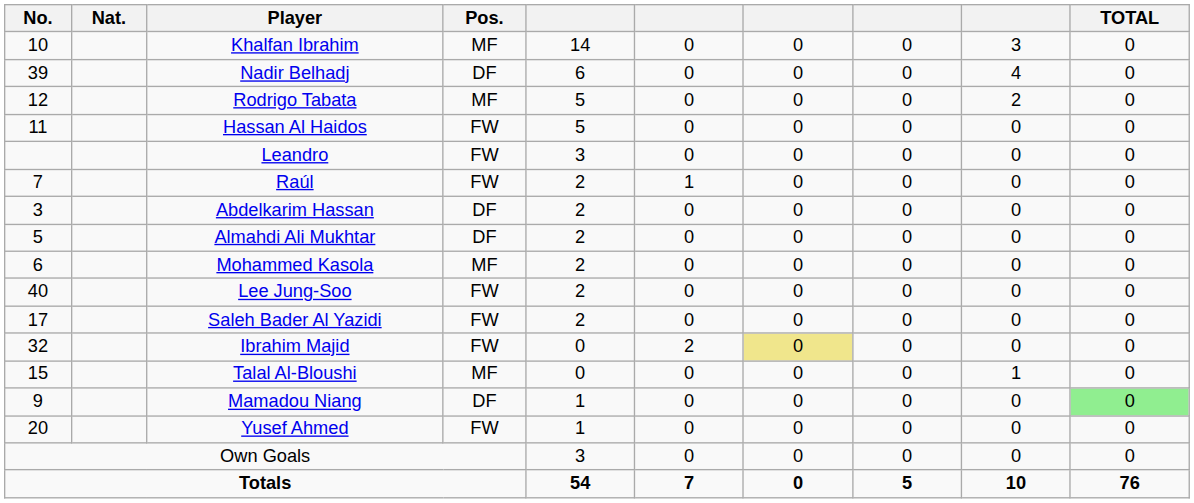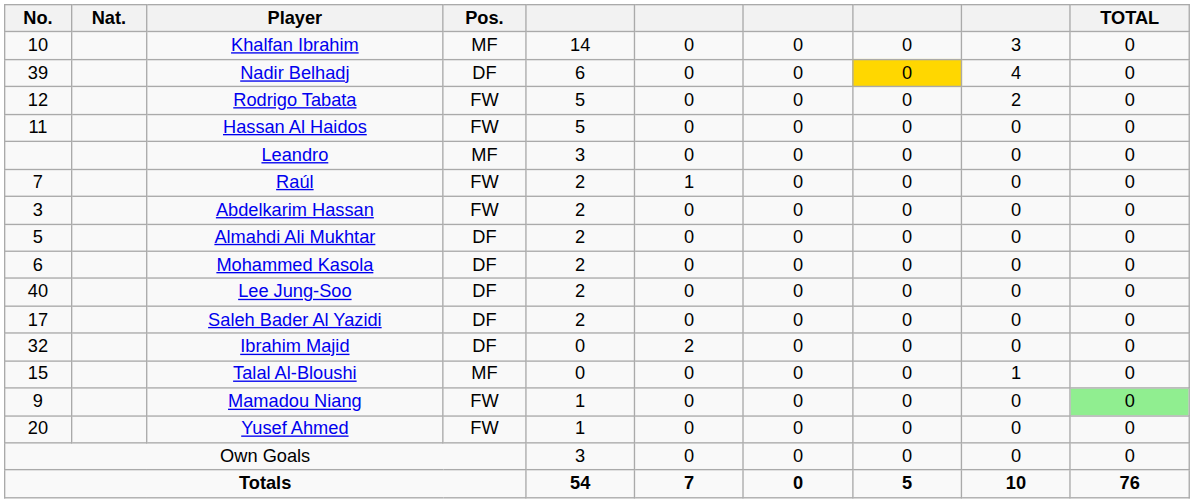(907, 72) no background -> (907, 72) gold background
(484, 99) MF -> (484, 99) FW
(484, 154) FW -> (484, 154) MF
(484, 209) DF -> (484, 209) FW
(484, 264) MF -> (484, 264) DF
(484, 291) FW -> (484, 291) DF
(484, 319) FW -> (484, 319) DF
(484, 346) FW -> (484, 346) DF
(798, 346) khaki background -> (798, 346) no background
(484, 401) DF -> (484, 401) FW
